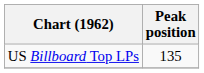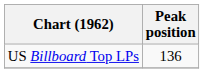(171, 56) 135 -> (171, 56) 136
